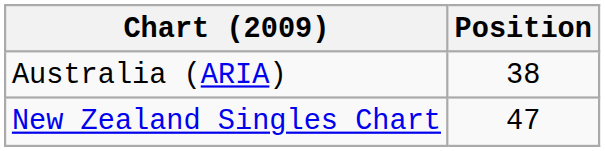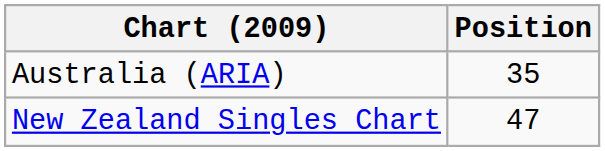(523, 75) 38 -> (523, 75) 35
